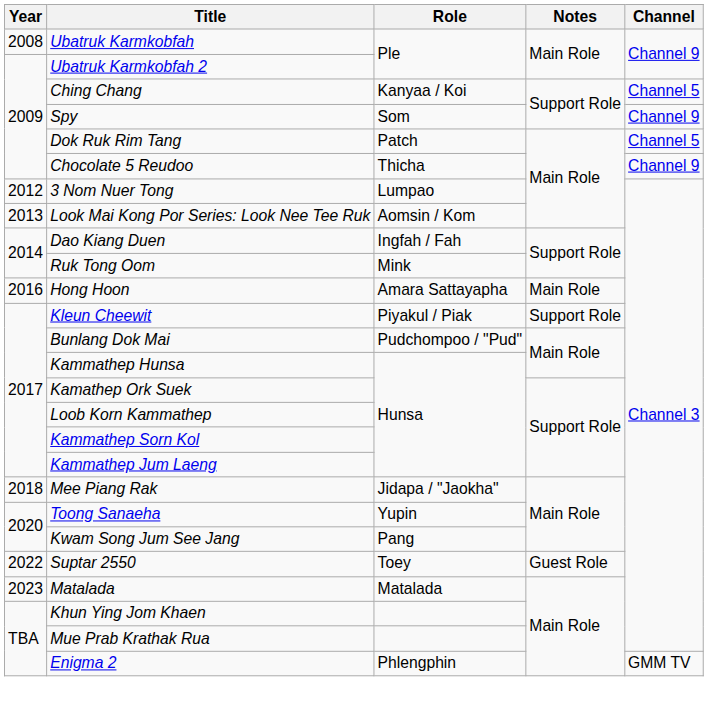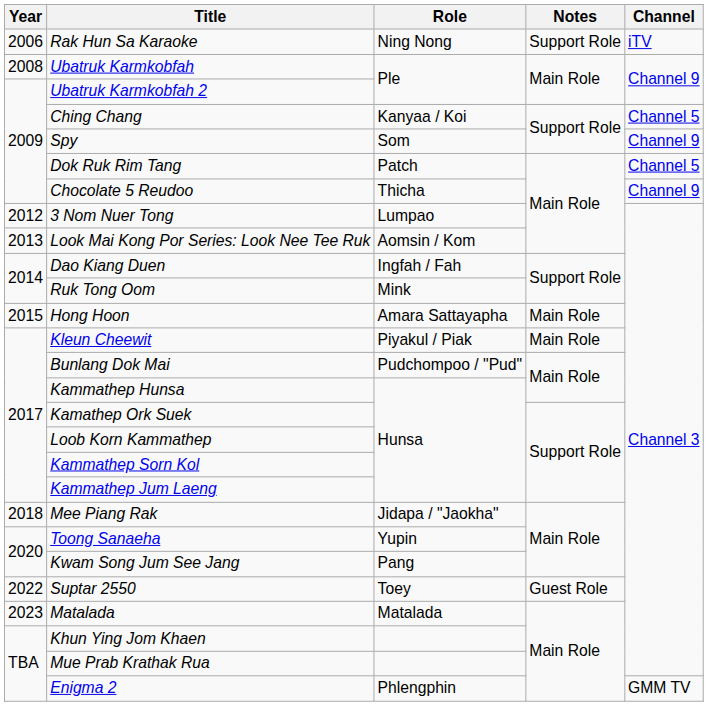+ row: (126, 41)
(26, 290) 2016 -> (26, 315) 2015
(575, 315) Support Role -> (565, 340) Main Role
